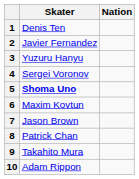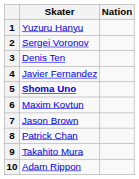(44, 27) Denis Ten -> (53, 27) Yuzuru Hanyu
(60, 43) Javier Fernandez -> (55, 43) Sergei Voronov
(53, 58) Yuzuru Hanyu -> (44, 58) Denis Ten
(55, 74) Sergei Voronov -> (60, 74) Javier Fernandez
